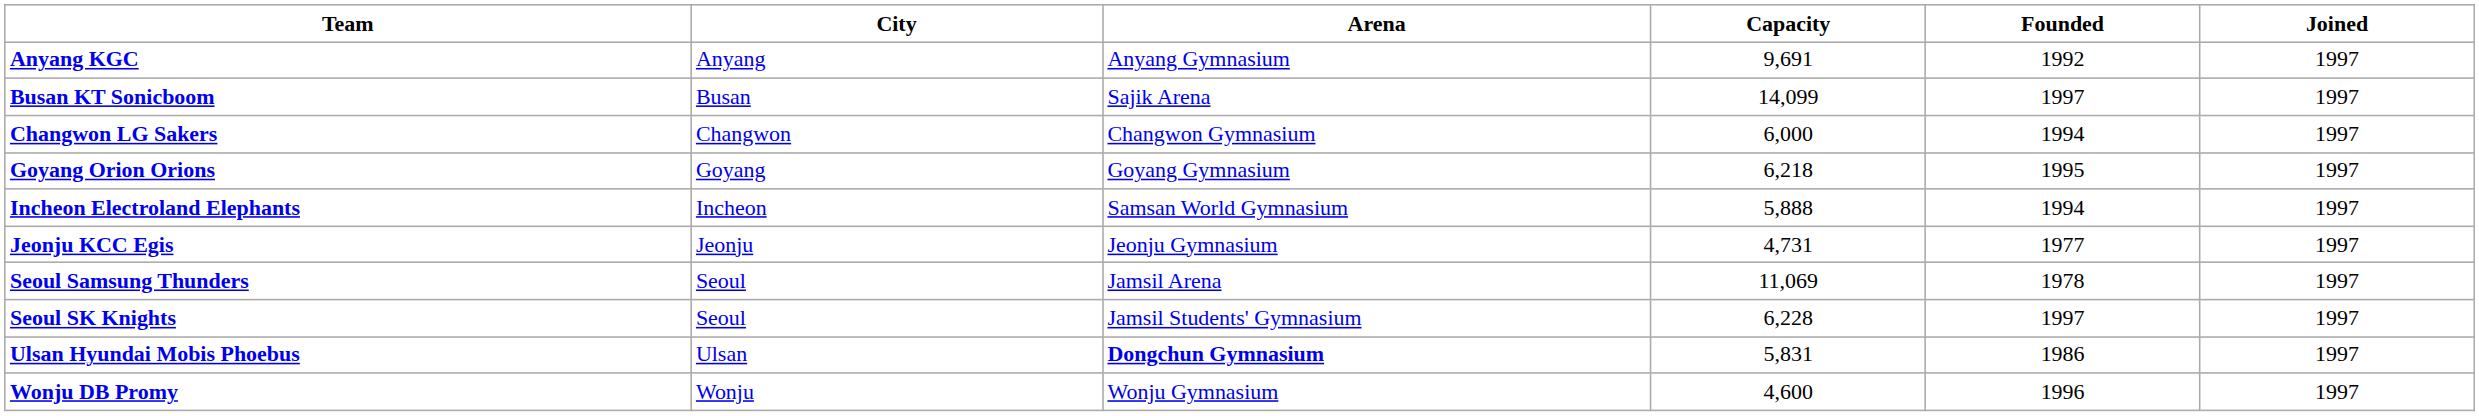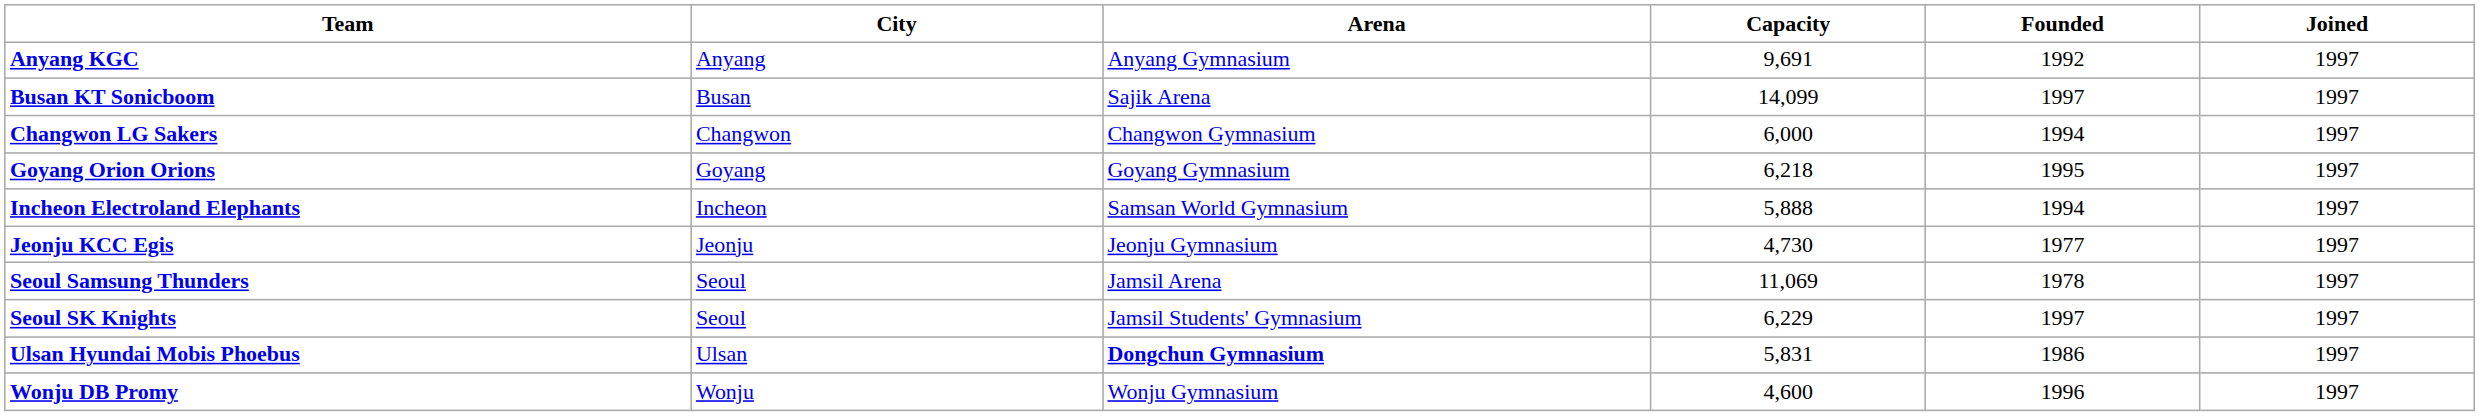(1788, 244) 4,731 -> (1788, 244) 4,730
(1788, 317) 6,228 -> (1788, 317) 6,229
